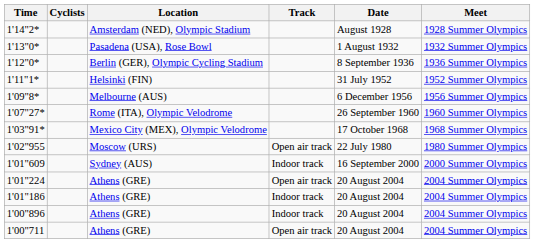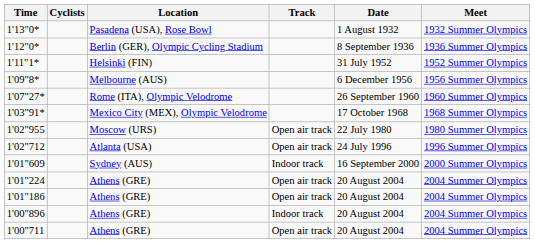- row: (23, 29)
+ row: (26, 146)
(298, 197) Indoor track -> (302, 197) Open air track
